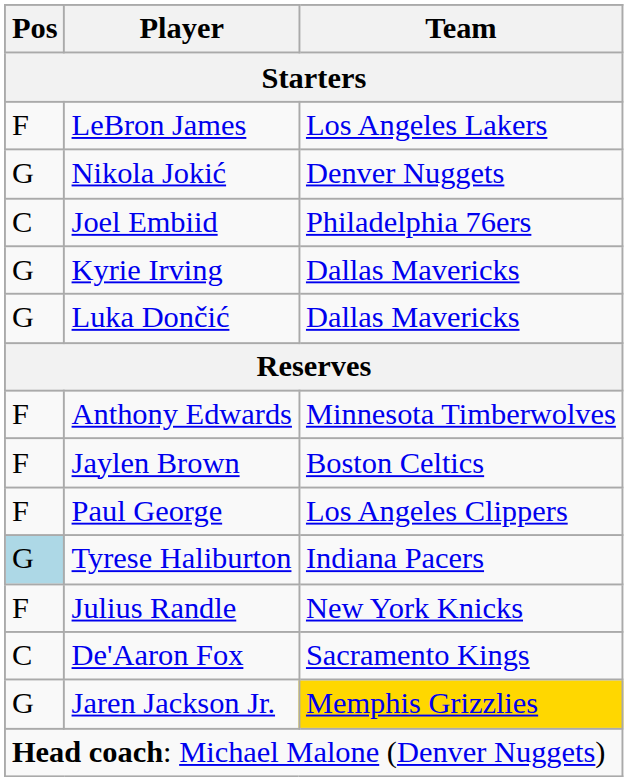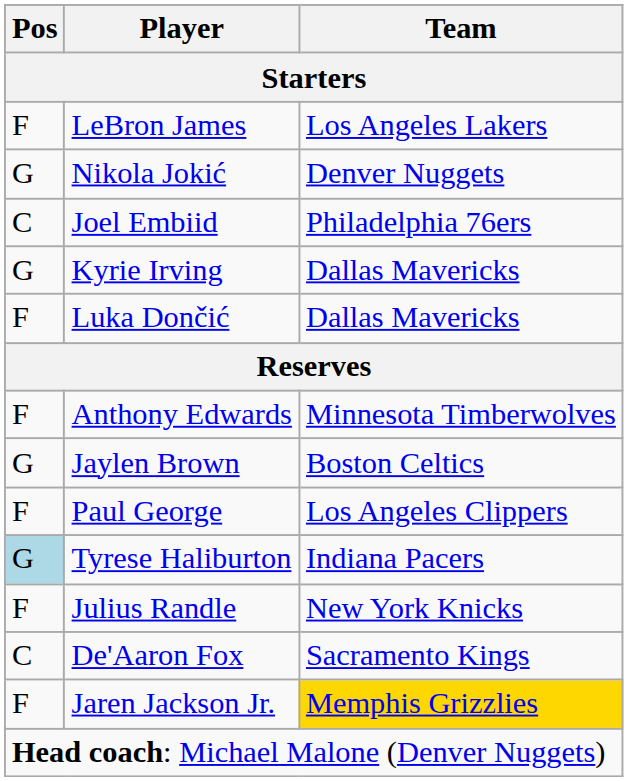(23, 317) G -> (20, 317) F
(20, 462) F -> (23, 462) G
(23, 703) G -> (20, 703) F
